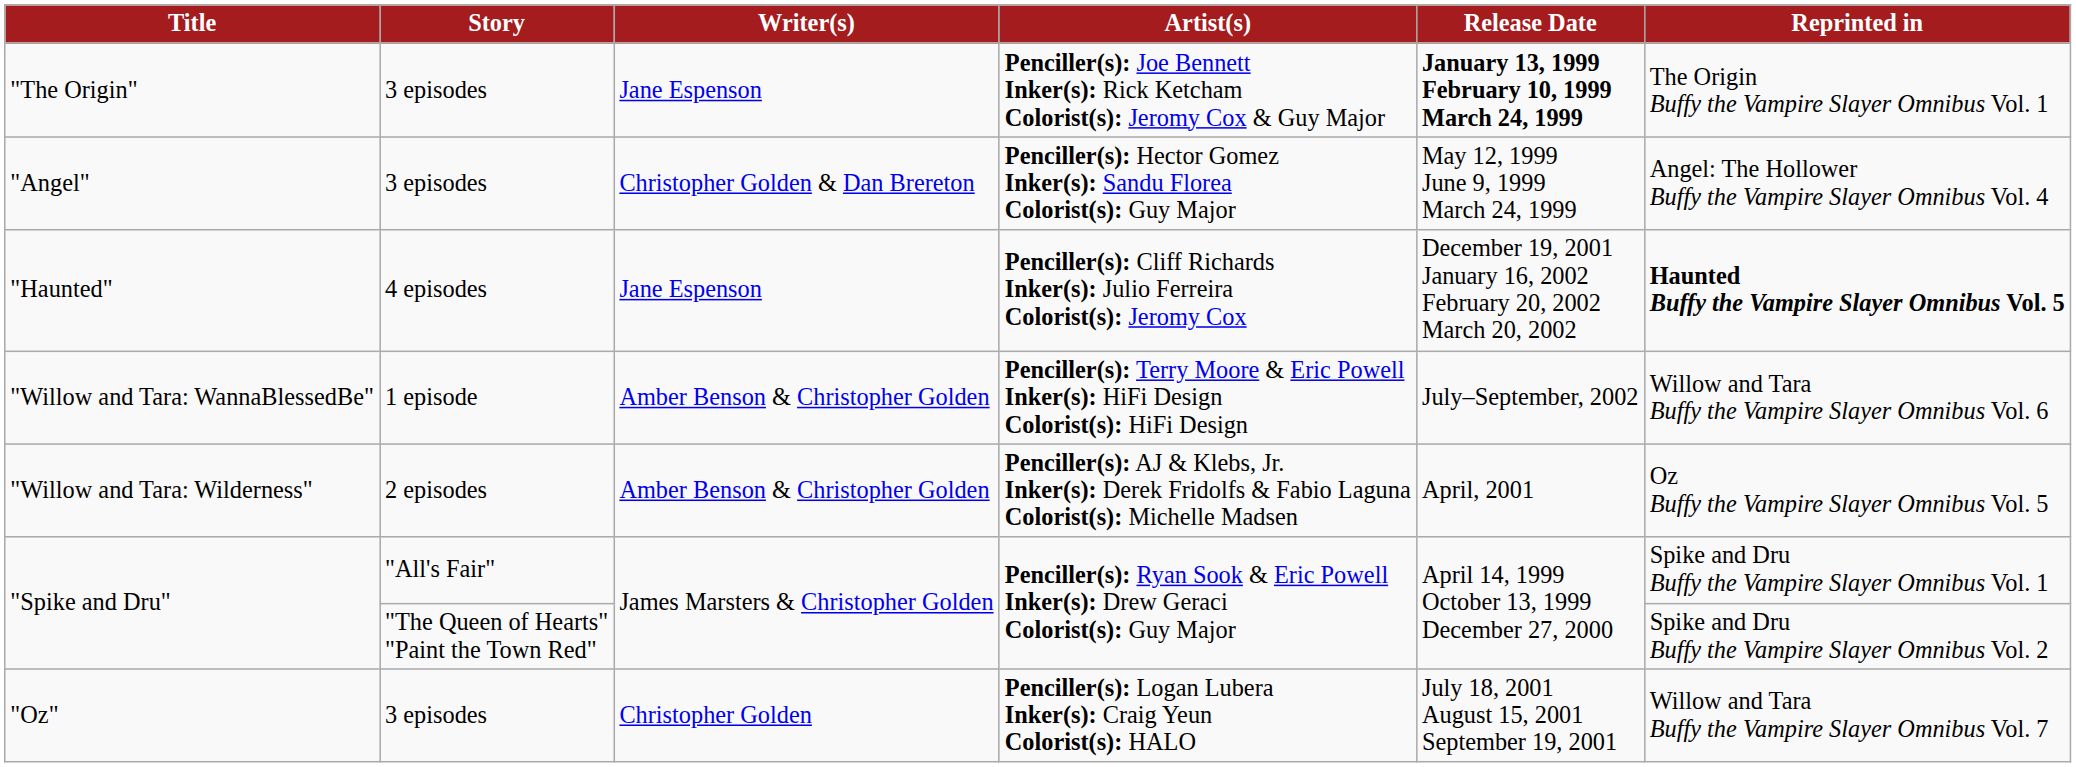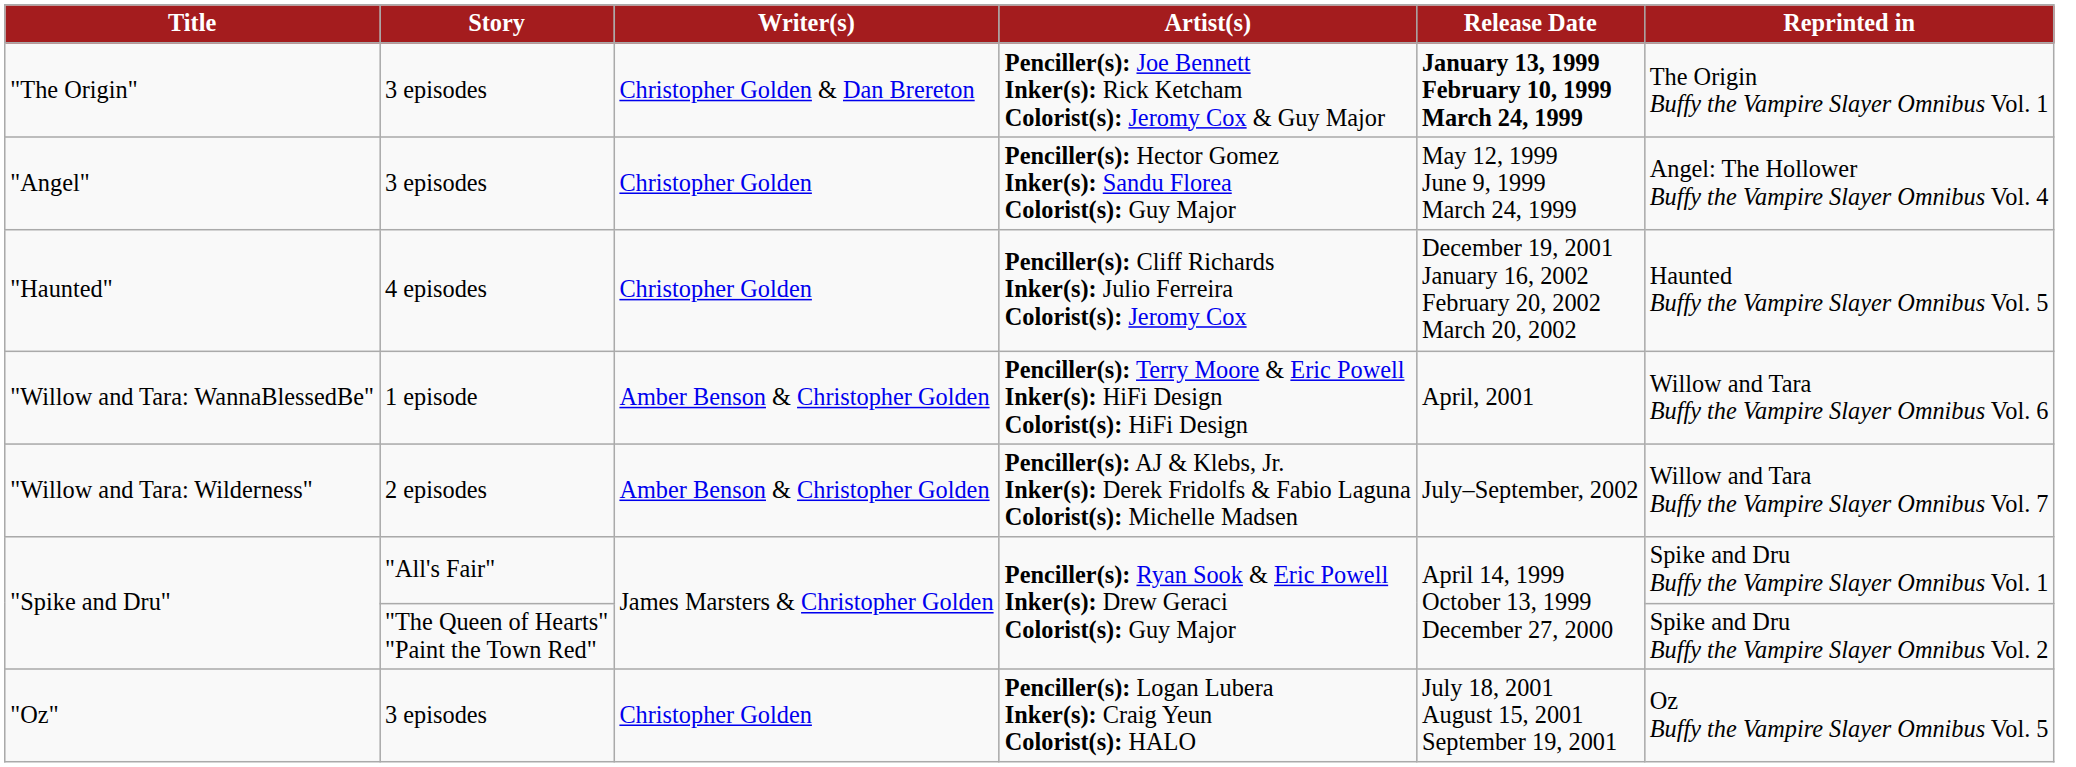(691, 89) Jane Espenson -> (797, 89) Christopher Golden & Dan Brereton
(797, 183) Christopher Golden & Dan Brereton -> (716, 183) Christopher Golden
(691, 289) Jane Espenson -> (716, 289) Christopher Golden
(1857, 289) bold -> (1849, 289) normal
(1530, 396) July–September, 2002 -> (1478, 396) April, 2001
(1478, 490) April, 2001 -> (1530, 490) July–September, 2002
(1849, 490) Oz Buffy the Vampire Slayer Omnibus Vol. 5 -> (1849, 490) Willow and Tara Buffy the Vampire Slayer Omnibus Vol. 7
(1849, 715) Willow and Tara Buffy the Vampire Slayer Omnibus Vol. 7 -> (1849, 715) Oz Buffy the Vampire Slayer Omnibus Vol. 5
